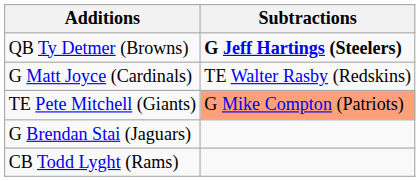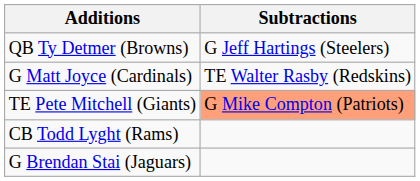(303, 47) bold -> (297, 47) normal
rows swapped: (100, 133) <-> (94, 162)
